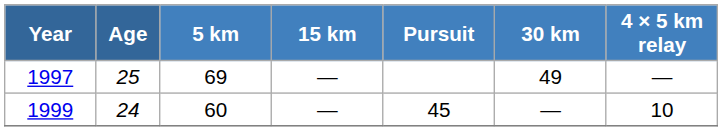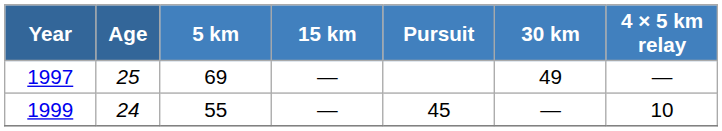(216, 110) 60 -> (216, 110) 55
